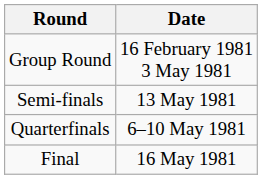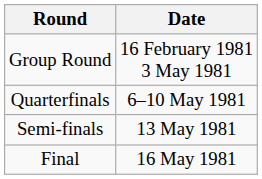rows swapped: (60, 129) <-> (60, 99)
